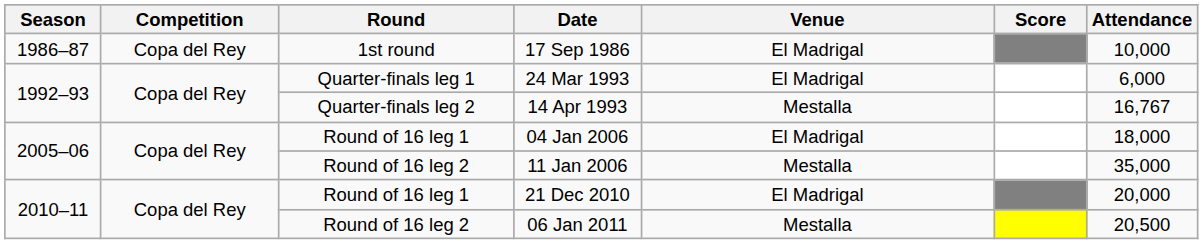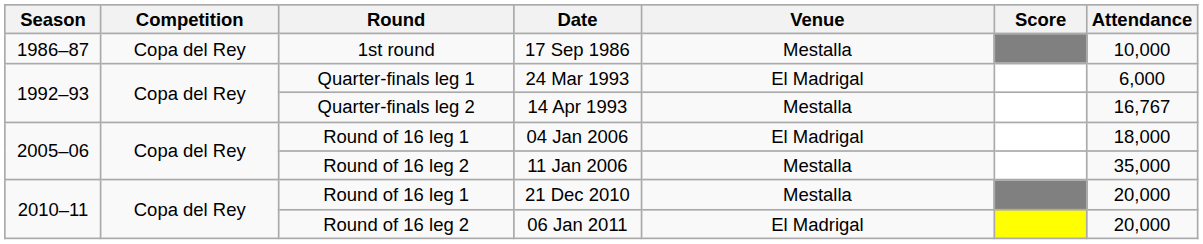(817, 49) El Madrigal -> (817, 49) Mestalla
(817, 195) El Madrigal -> (817, 195) Mestalla
(817, 224) Mestalla -> (817, 224) El Madrigal
(1142, 224) 20,500 -> (1142, 224) 20,000
